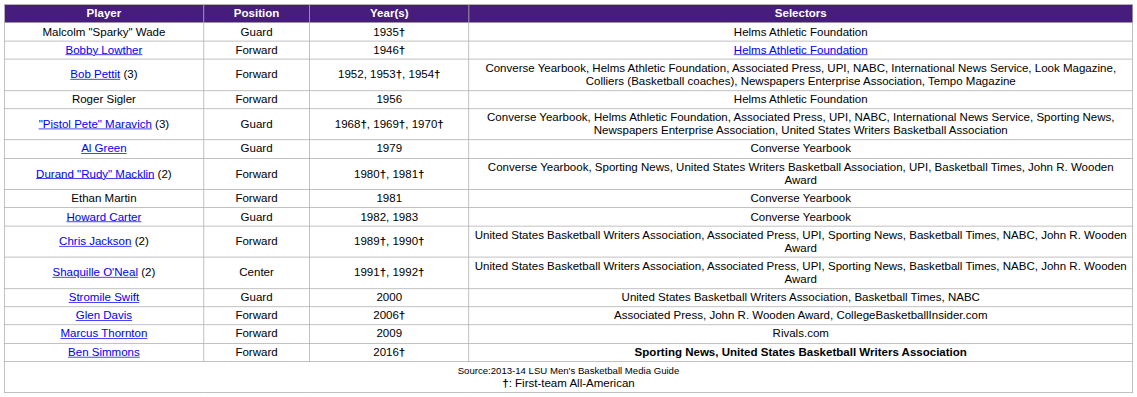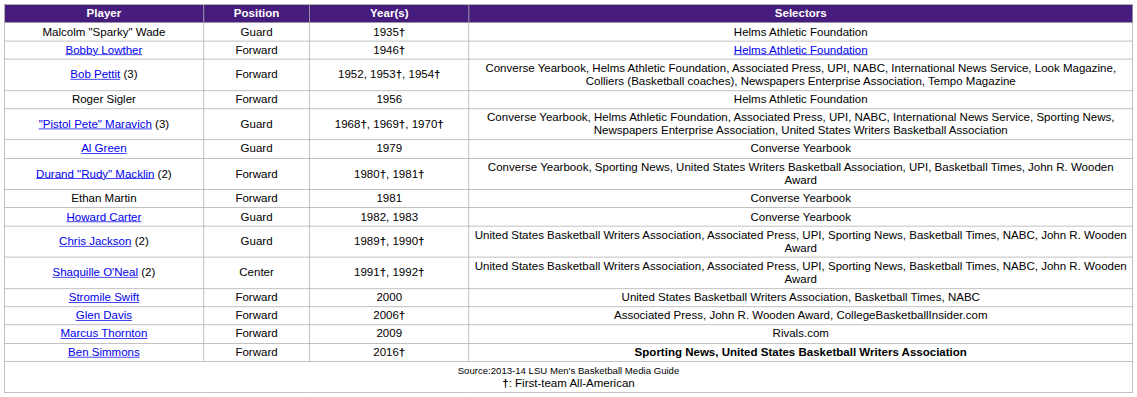(257, 241) Forward -> (257, 241) Guard
(257, 297) Guard -> (257, 297) Forward
